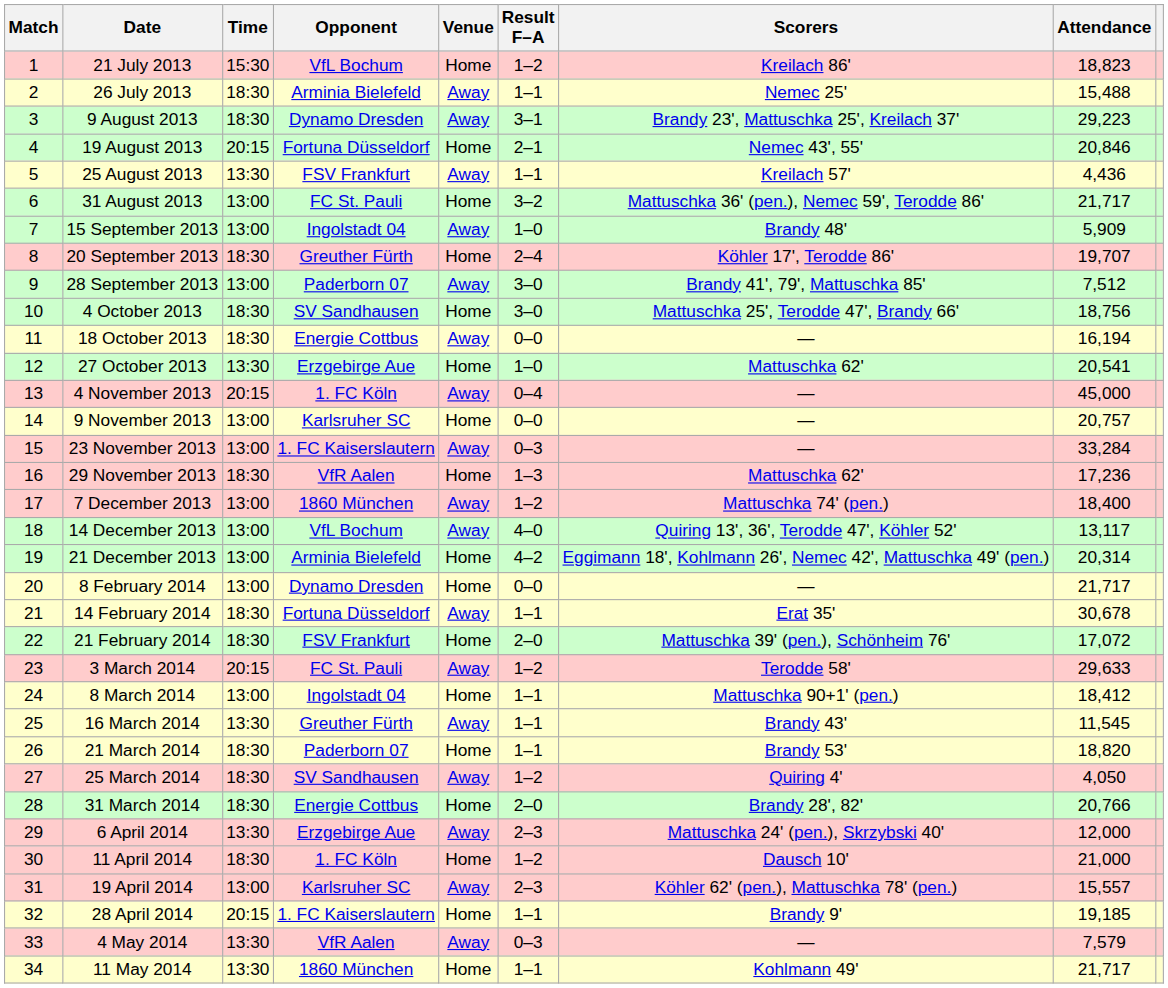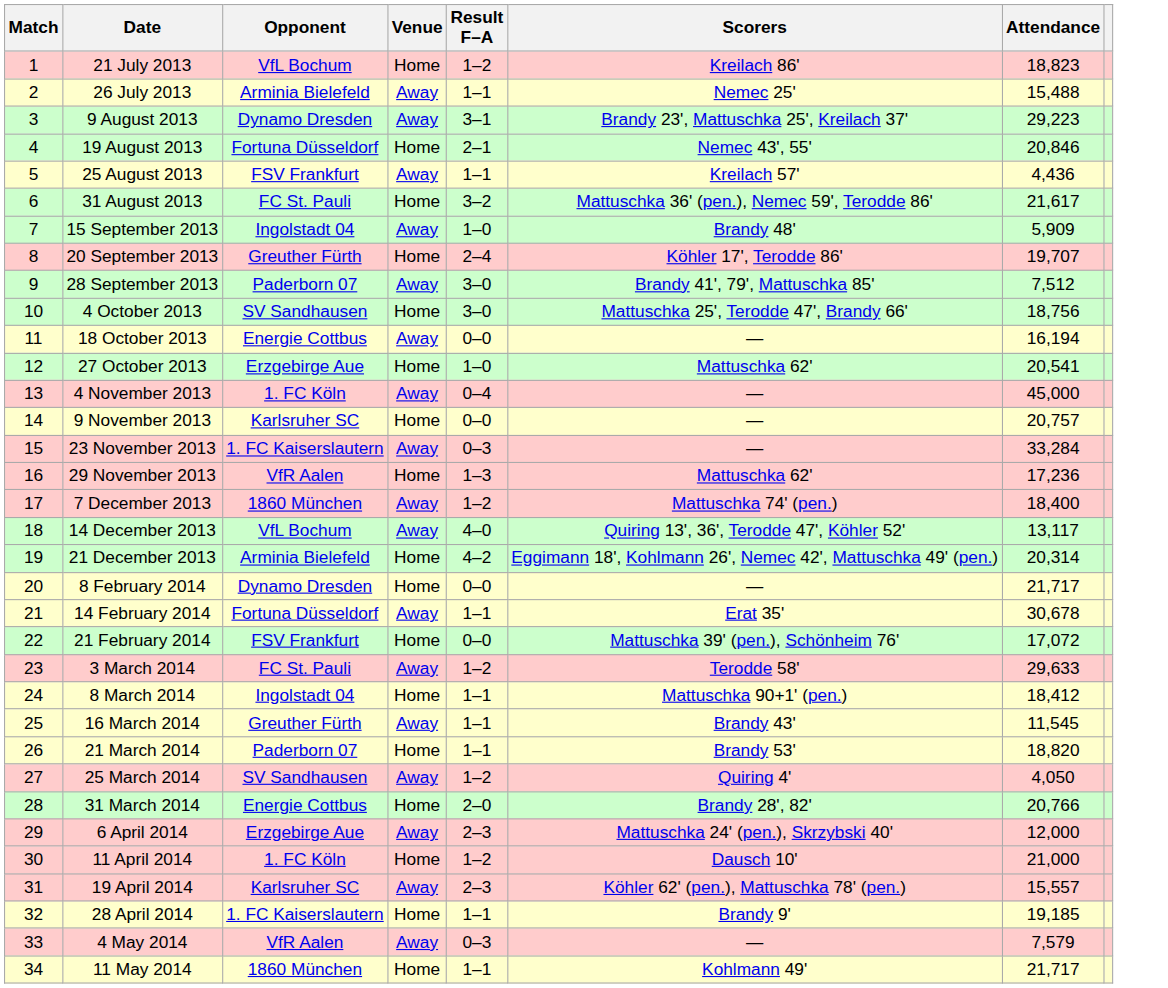- column: (248, 27)
(1104, 202) 21,717 -> (1053, 202) 21,617
(528, 640) 2–0 -> (477, 640) 0–0
